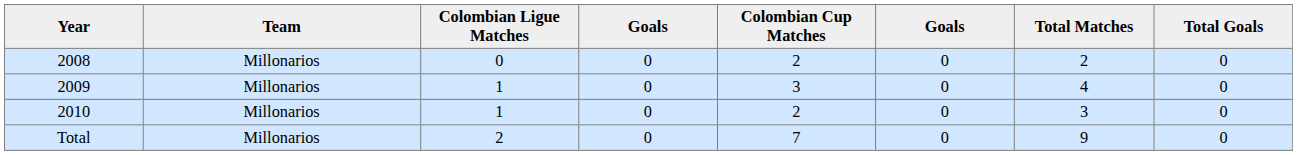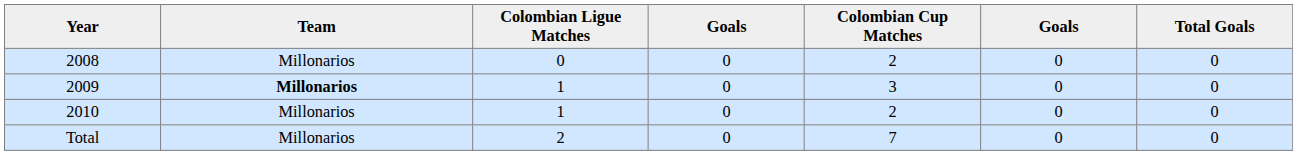- column: (1084, 26)
(282, 86) normal -> (317, 86) bold
